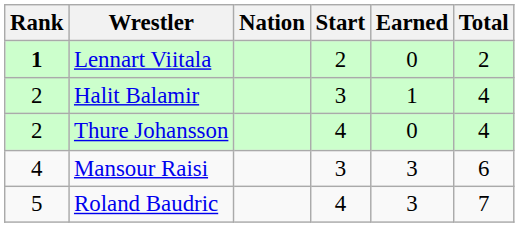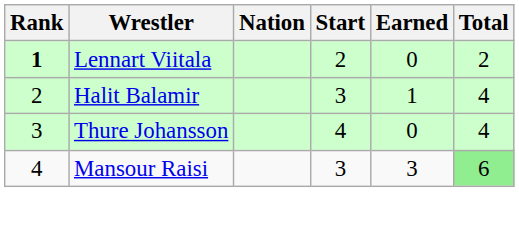(37, 131) 2 -> (37, 131) 3
(484, 167) no background -> (484, 167) lightgreen background
- row: (146, 204)
